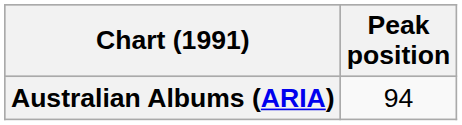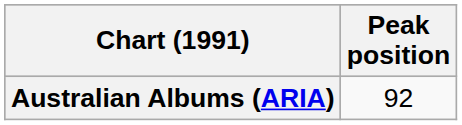(398, 97) 94 -> (398, 97) 92
